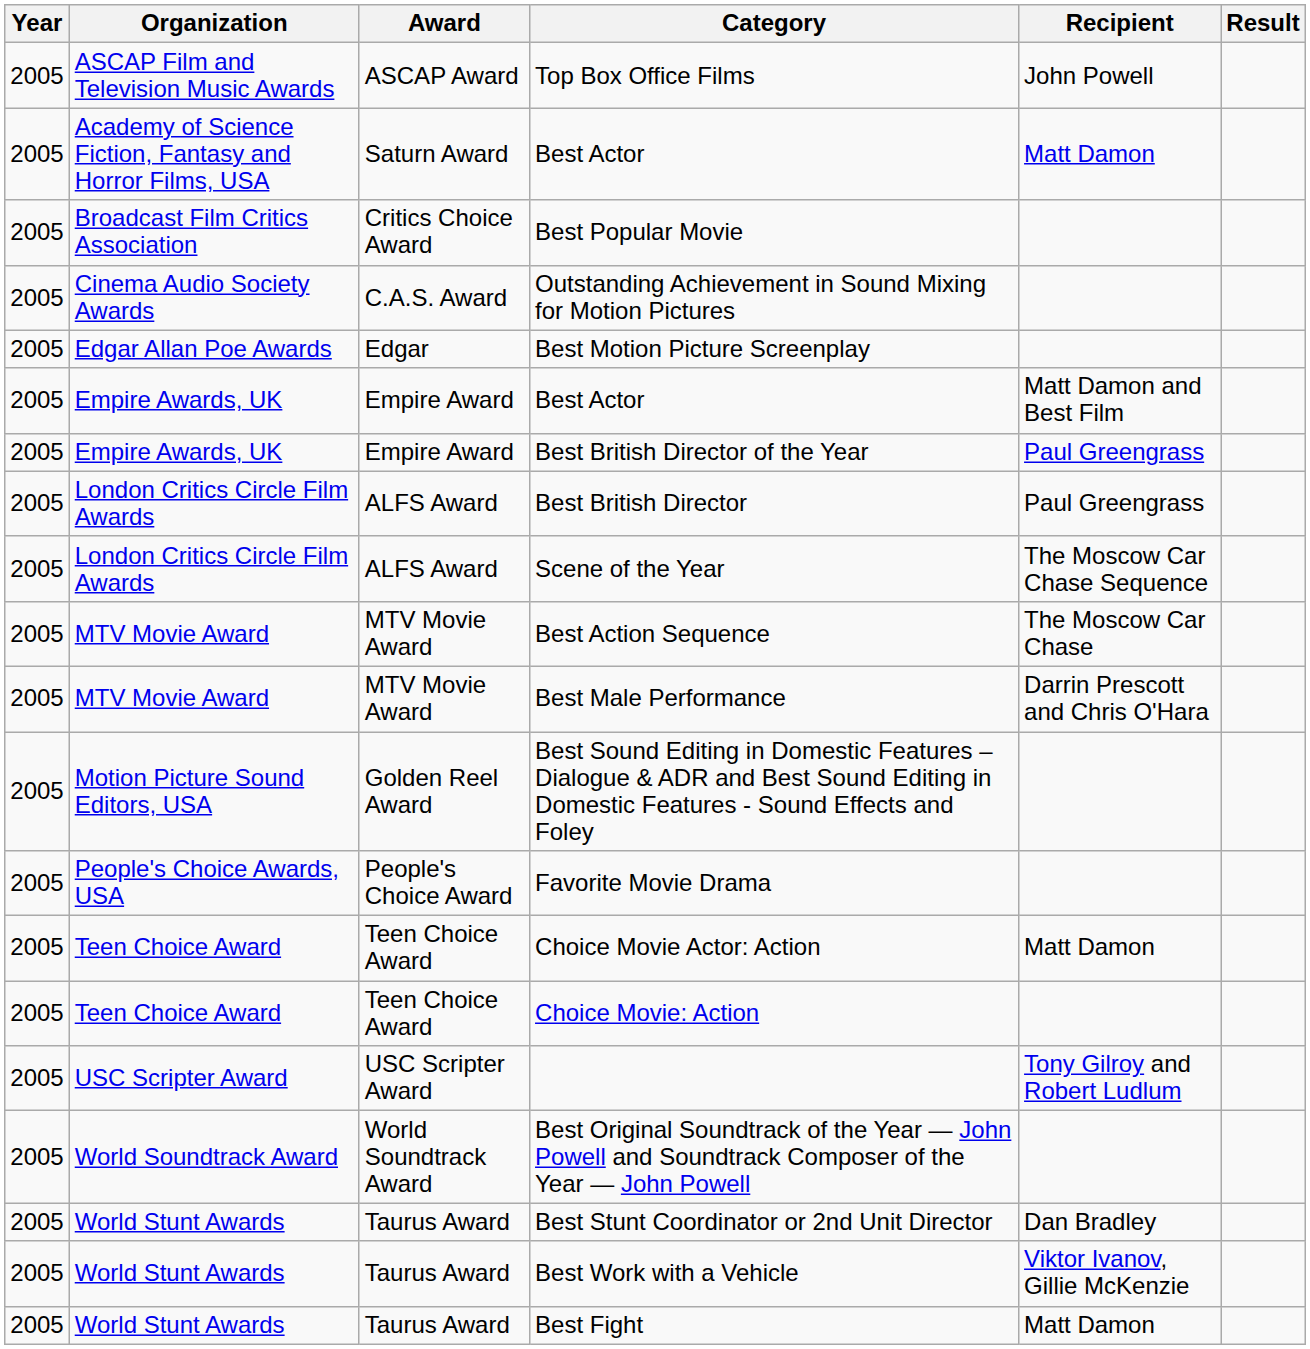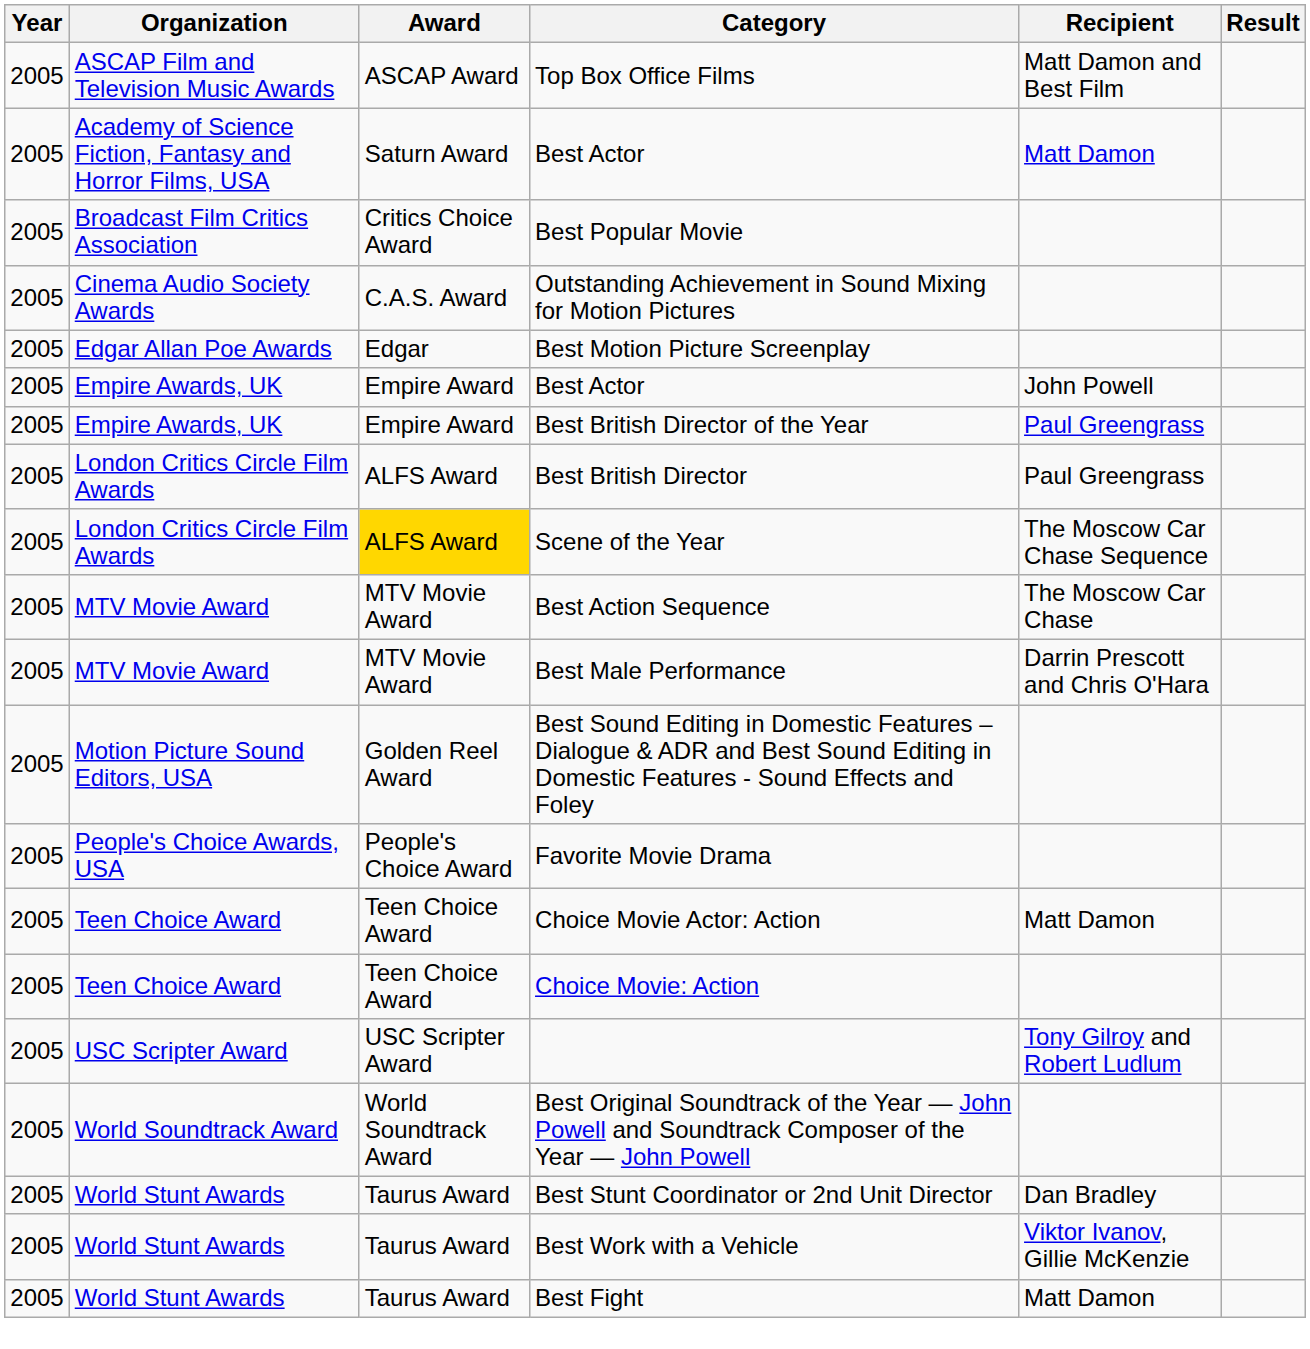(1089, 75) John Powell -> (1113, 75) Matt Damon and Best Film
(1113, 400) Matt Damon and Best Film -> (1089, 386) John Powell
(431, 568) no background -> (431, 541) gold background
